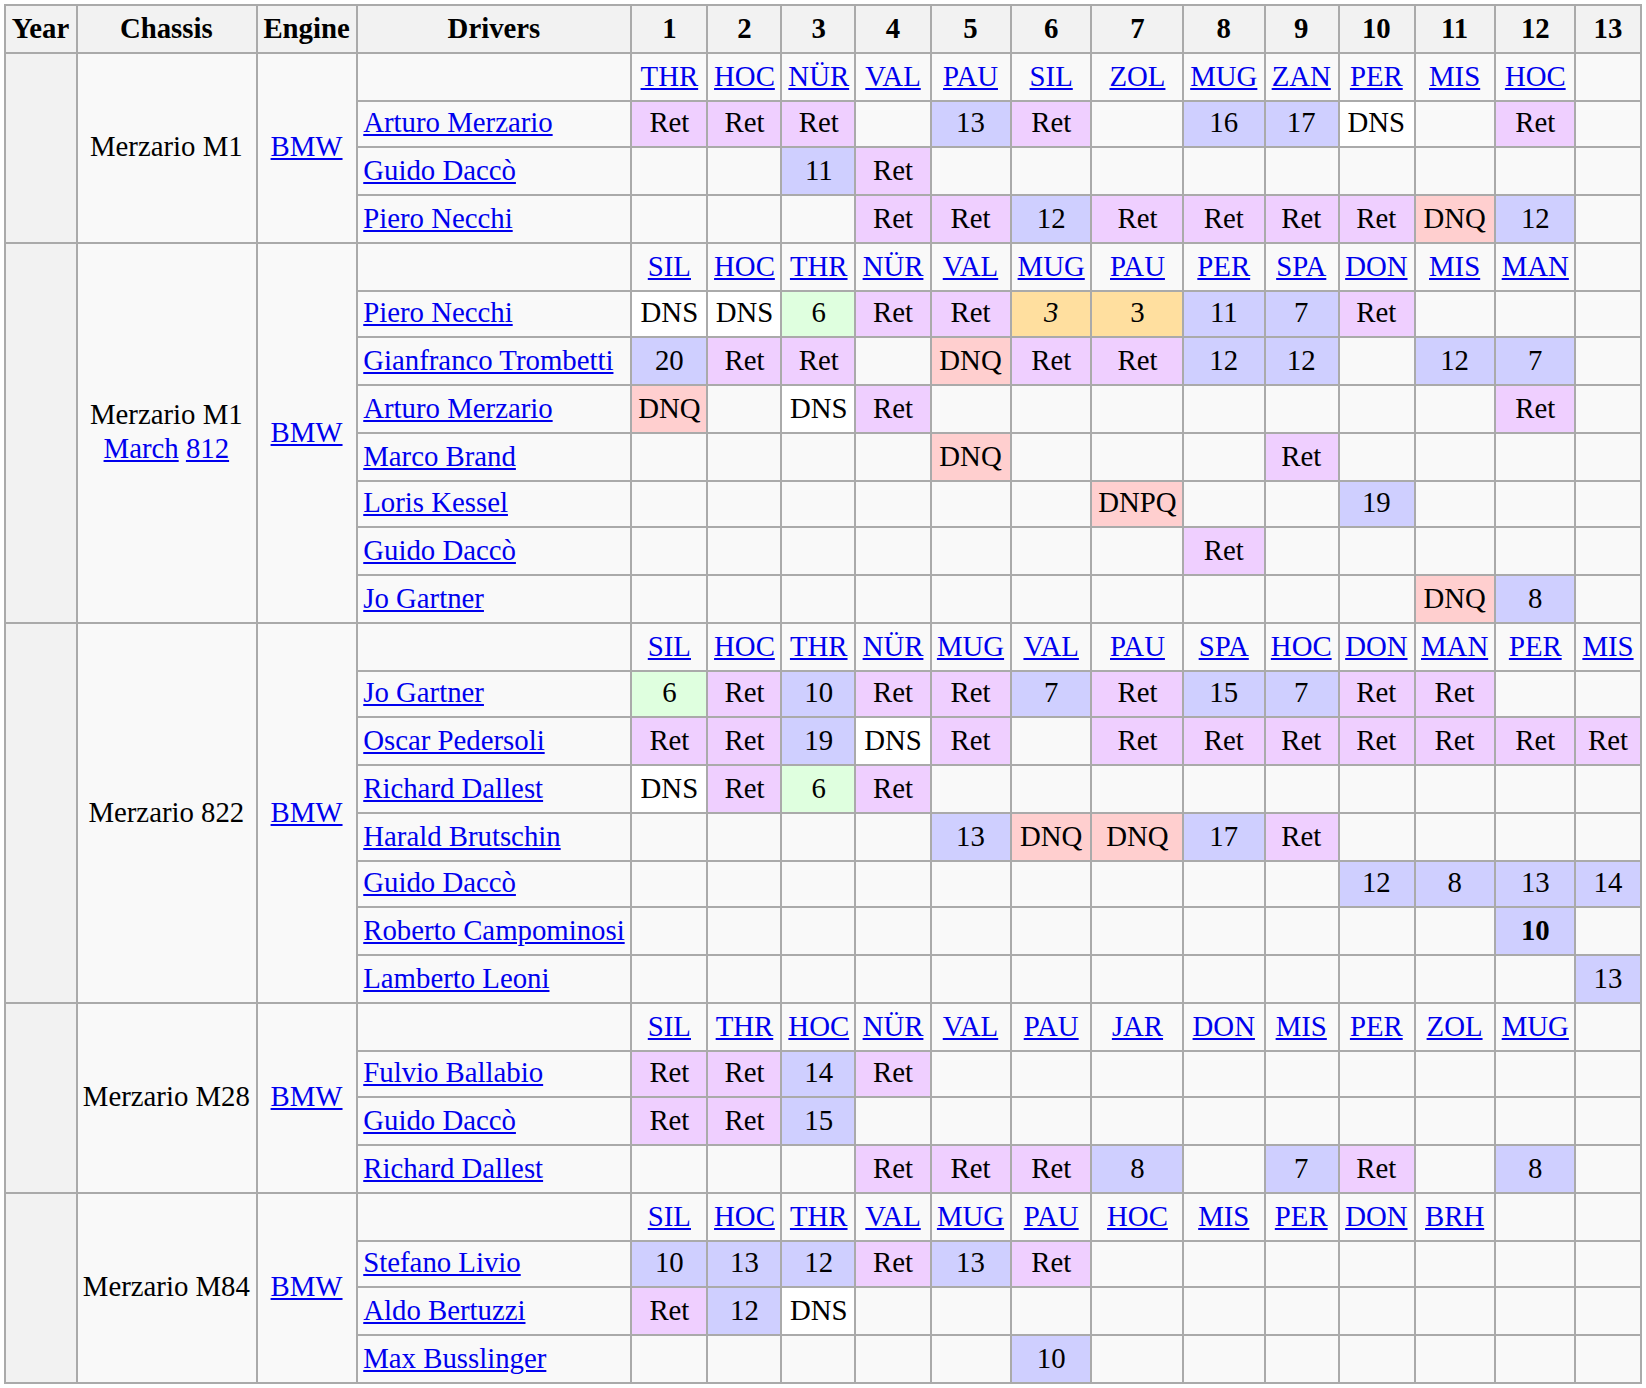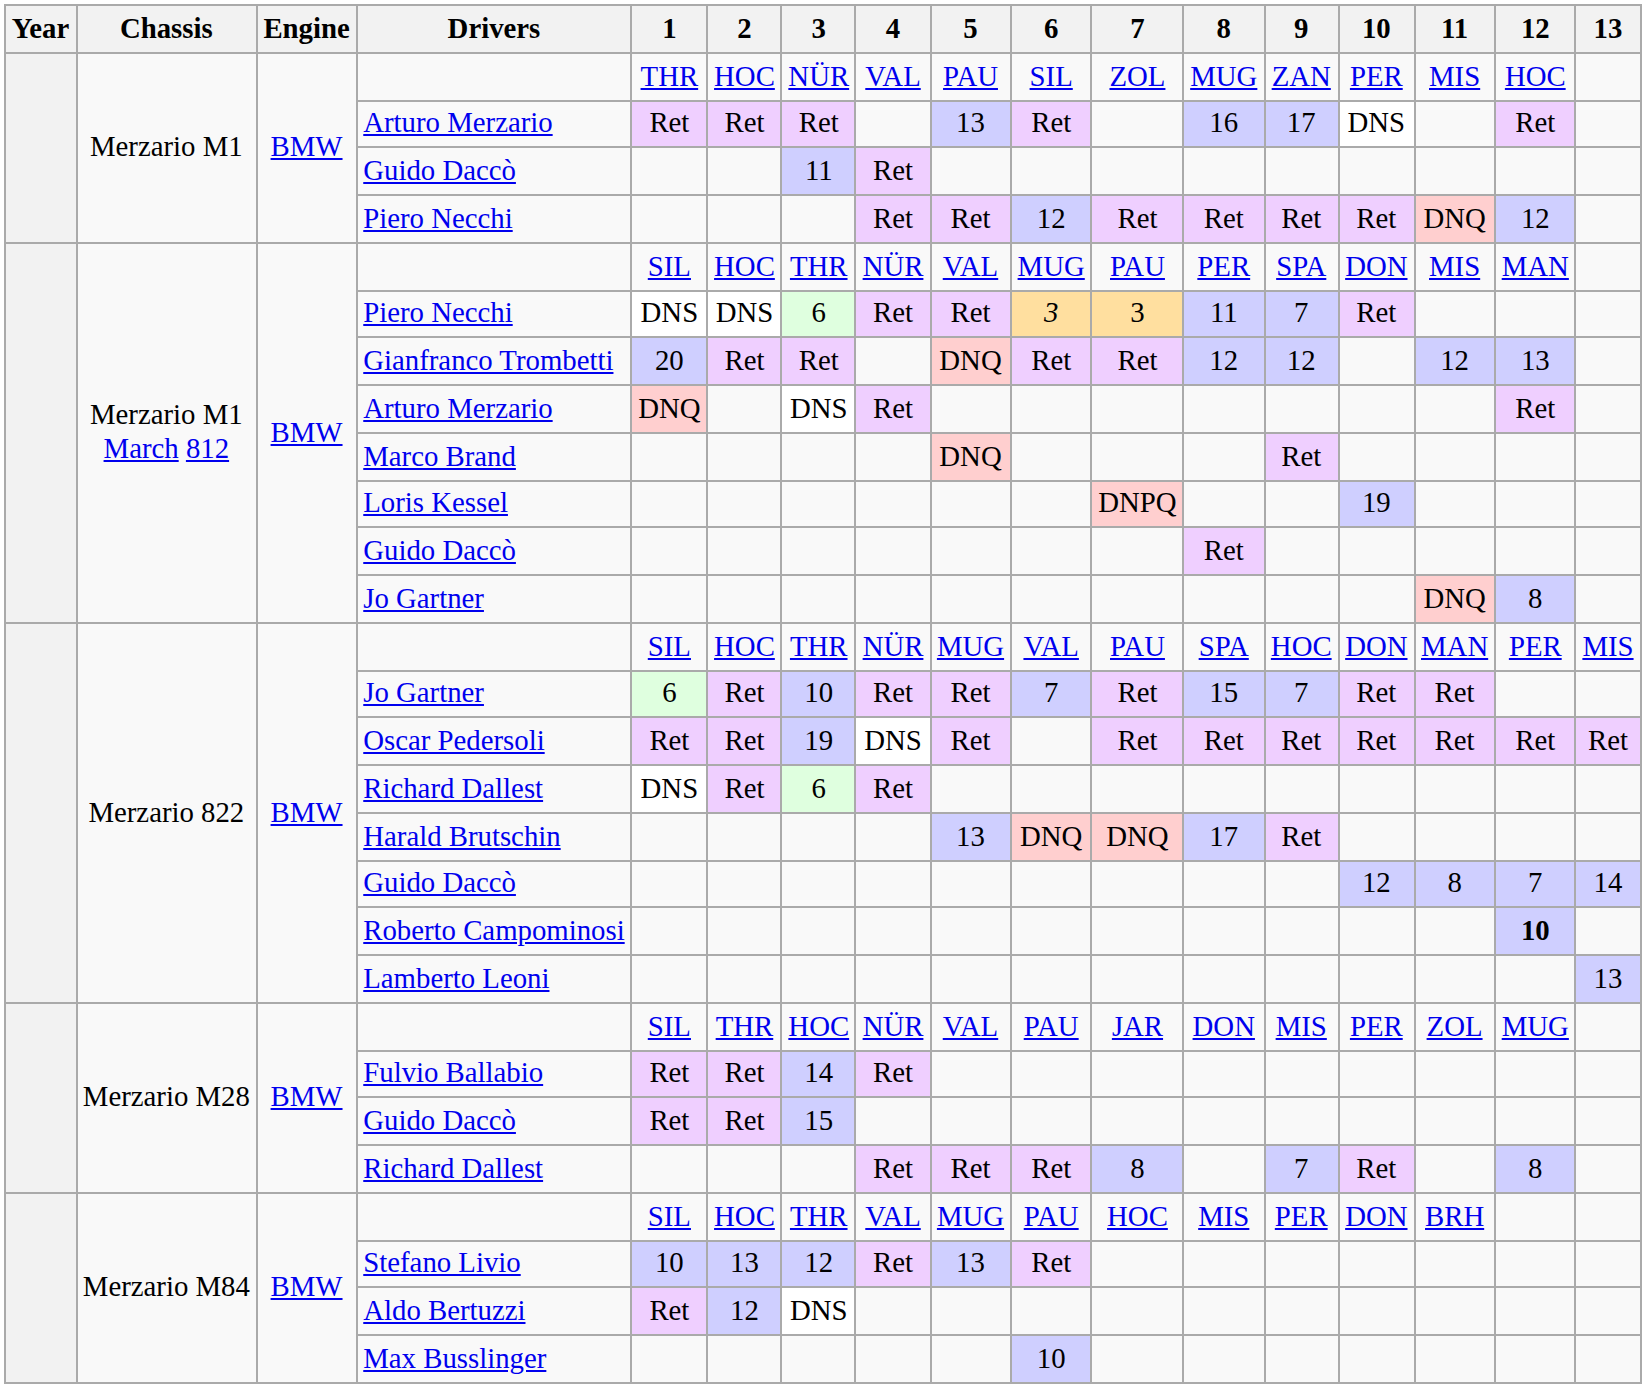(1535, 361) 7 -> (1535, 361) 13
(1535, 883) 13 -> (1535, 883) 7
